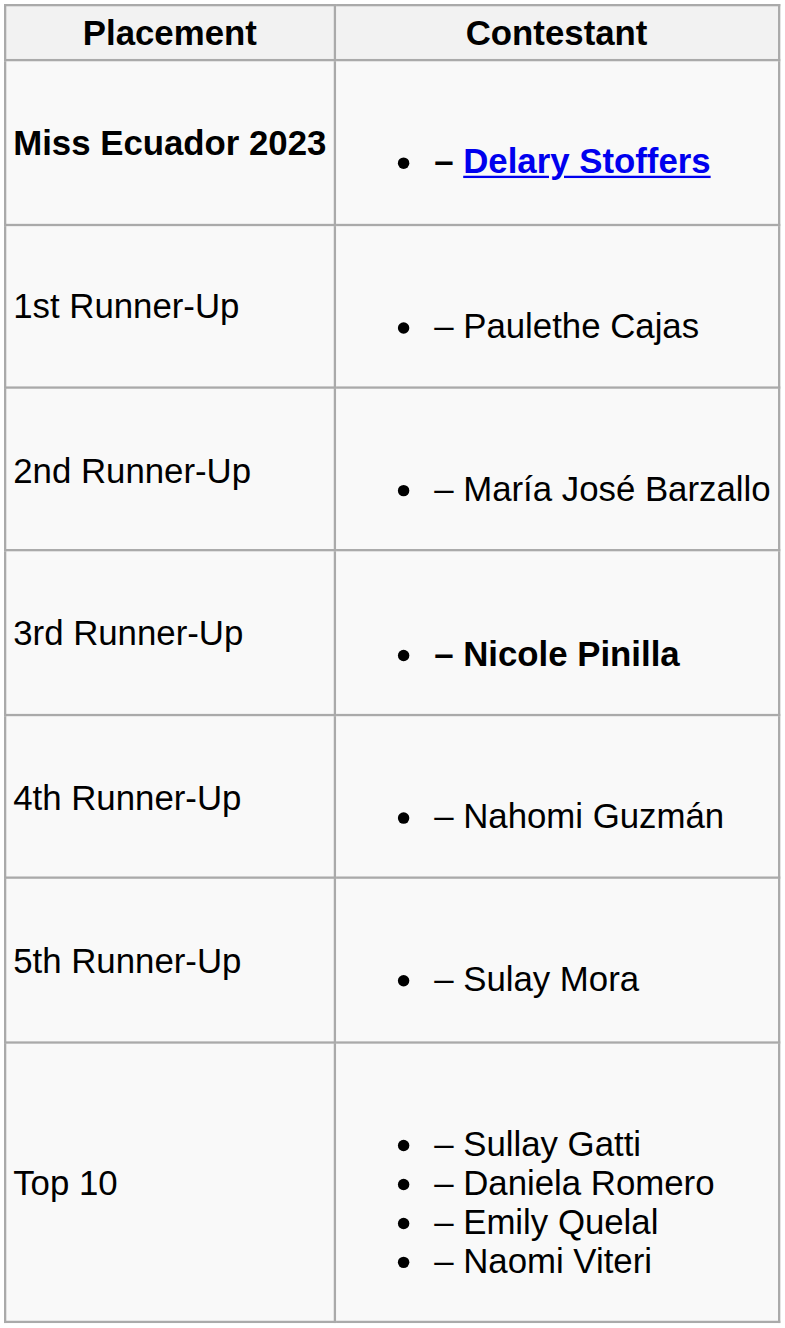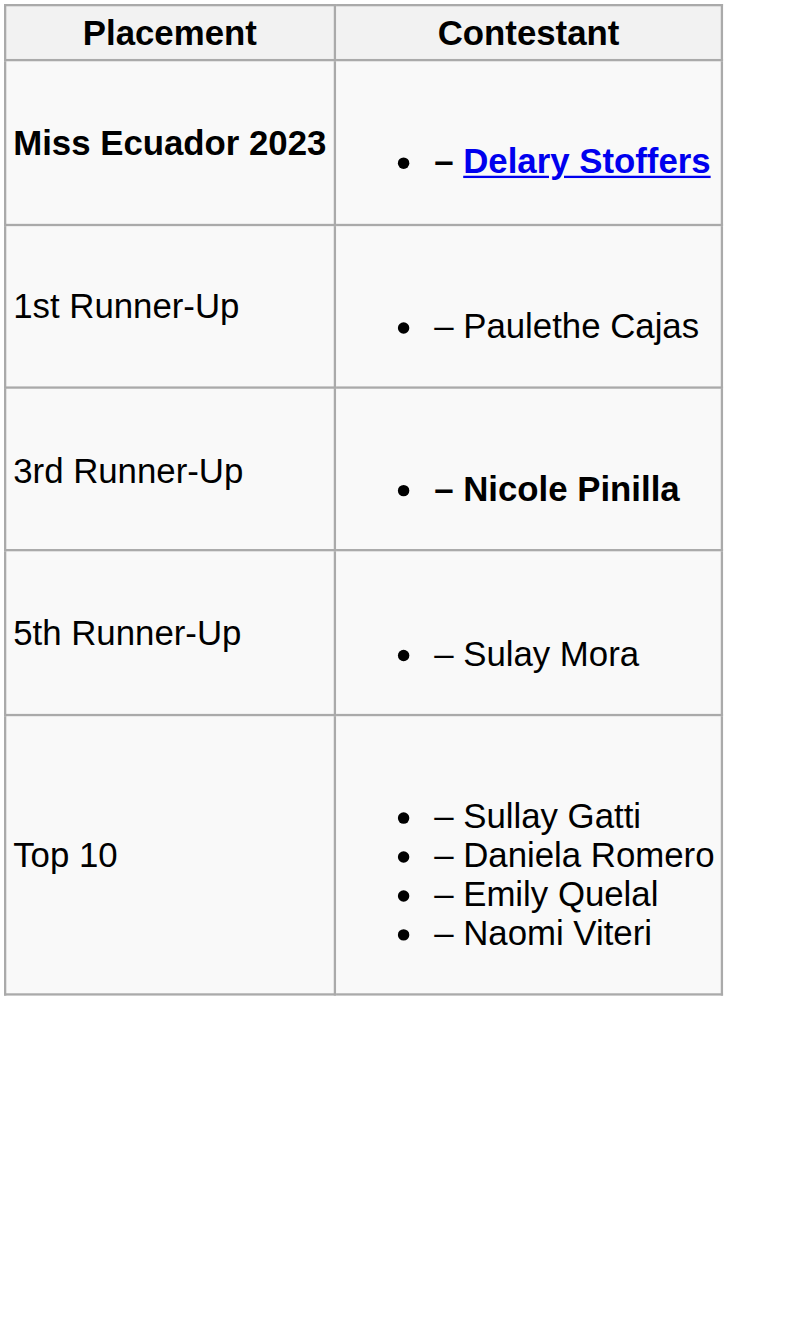- row: (132, 469)
- row: (127, 797)
